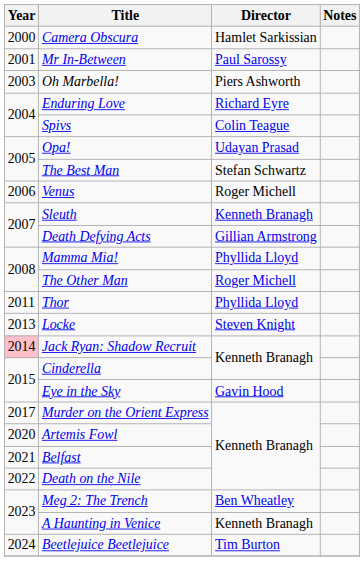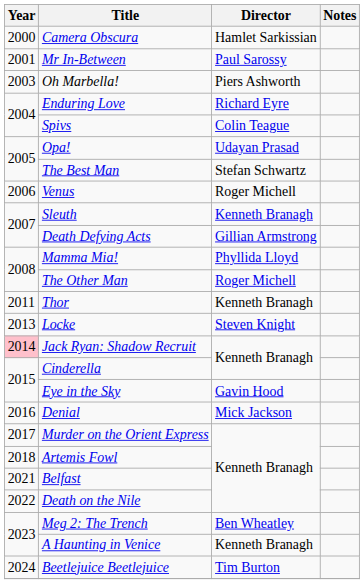(257, 302) Phyllida Lloyd -> (264, 302) Kenneth Branagh
+ row: (61, 412)
(22, 434) 2020 -> (22, 457) 2018
